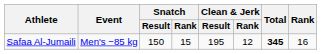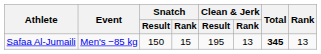(248, 42) 12 -> (248, 42) 13
(303, 42) 16 -> (303, 42) 13
